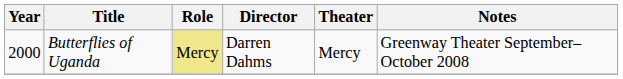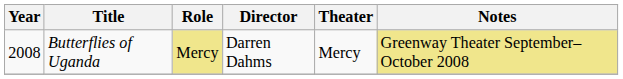(24, 52) 2000 -> (24, 52) 2008
(481, 52) no background -> (481, 52) khaki background
